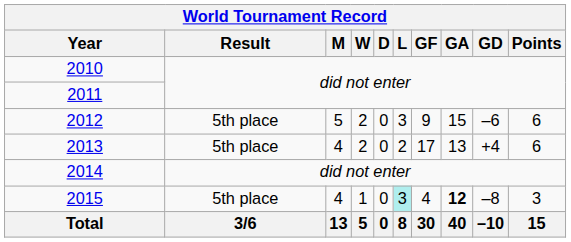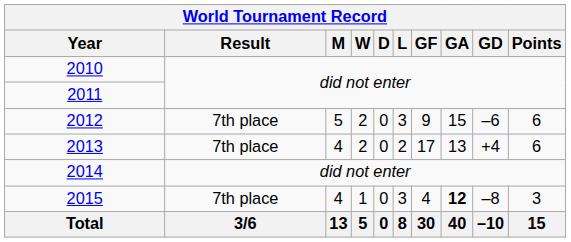(245, 120) 5th place -> (245, 120) 7th place
(245, 146) 5th place -> (245, 146) 7th place
(245, 198) 5th place -> (245, 198) 7th place
(402, 198) paleturquoise background -> (402, 198) no background
